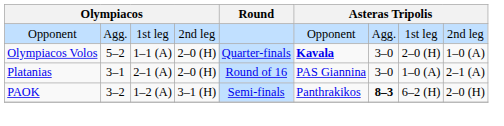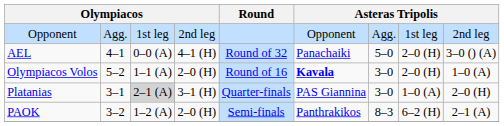+ row: (19, 53)
(256, 53) Quarter-finals -> (256, 72) Round of 16
(152, 72) no background -> (152, 92) lightgrey background
(197, 72) 2–0 (H) -> (197, 92) 3–1 (H)
(256, 72) Round of 16 -> (256, 92) Quarter-finals
(465, 72) 2–1 (A) -> (471, 92) 2–0 (H)
(197, 92) 3–1 (H) -> (197, 111) 2–0 (H)
(384, 92) bold -> (384, 111) normal
(465, 92) 2–0 (H) -> (471, 111) 2–1 (A)
